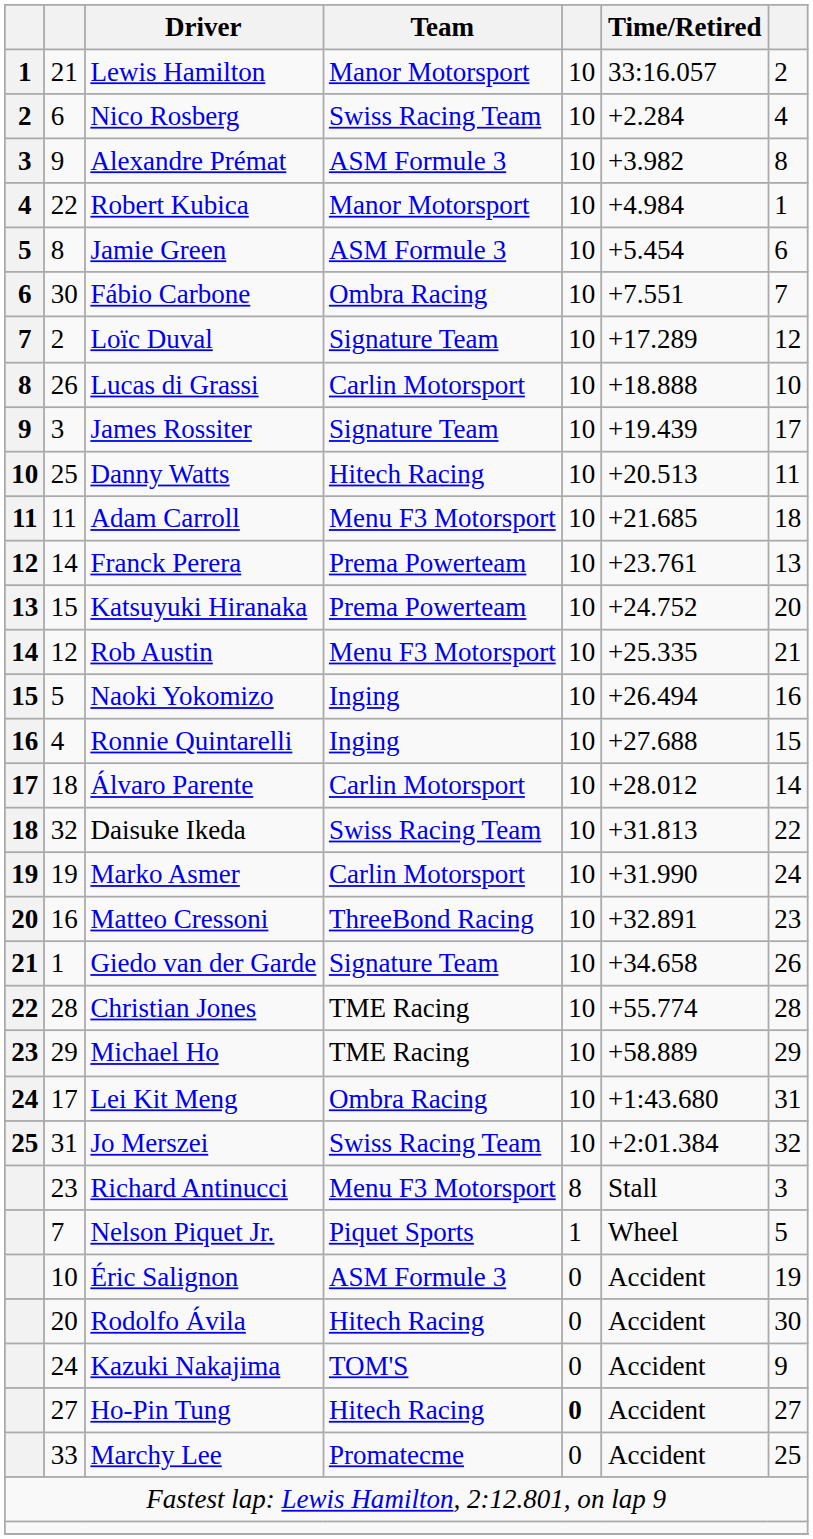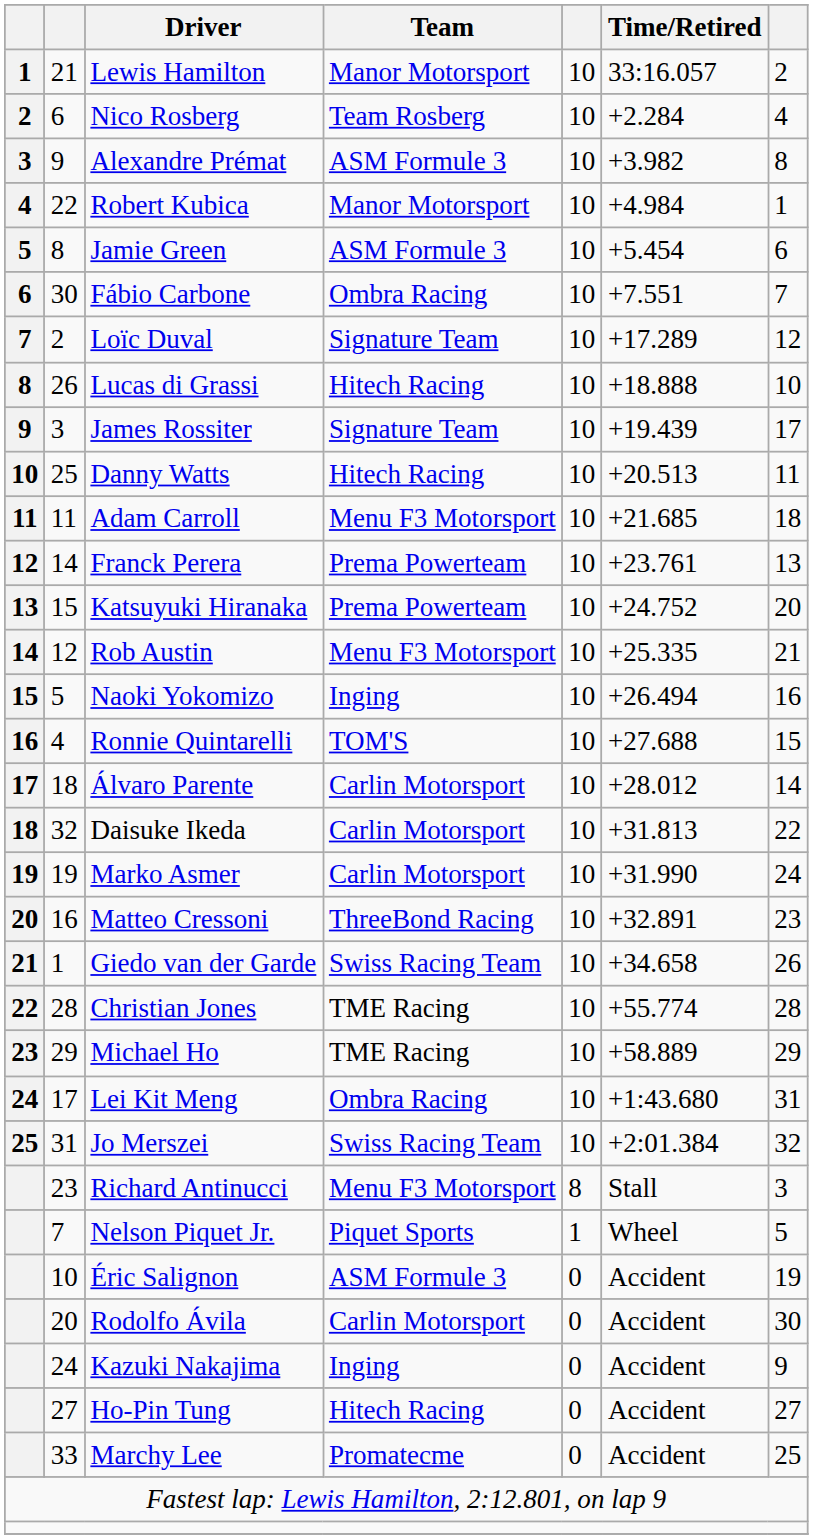(435, 116) Swiss Racing Team -> (407, 116) Team Rosberg
(427, 383) Carlin Motorsport -> (407, 383) Hitech Racing
(364, 740) Inging -> (369, 740) TOM'S
(435, 829) Swiss Racing Team -> (427, 829) Carlin Motorsport
(414, 963) Signature Team -> (435, 963) Swiss Racing Team
(407, 1320) Hitech Racing -> (427, 1320) Carlin Motorsport
(369, 1365) TOM'S -> (364, 1365) Inging
(575, 1409) bold -> (575, 1409) normal
